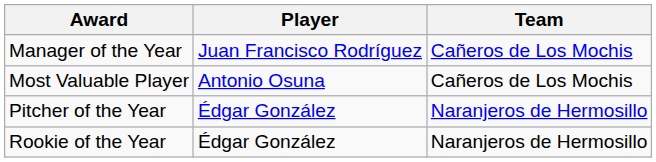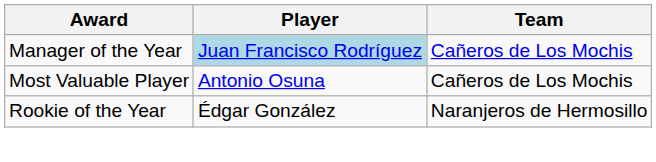(310, 50) no background -> (310, 50) lightblue background
- row: (87, 111)
